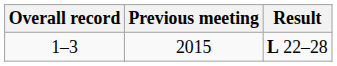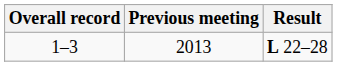(194, 46) 2015 -> (194, 46) 2013
